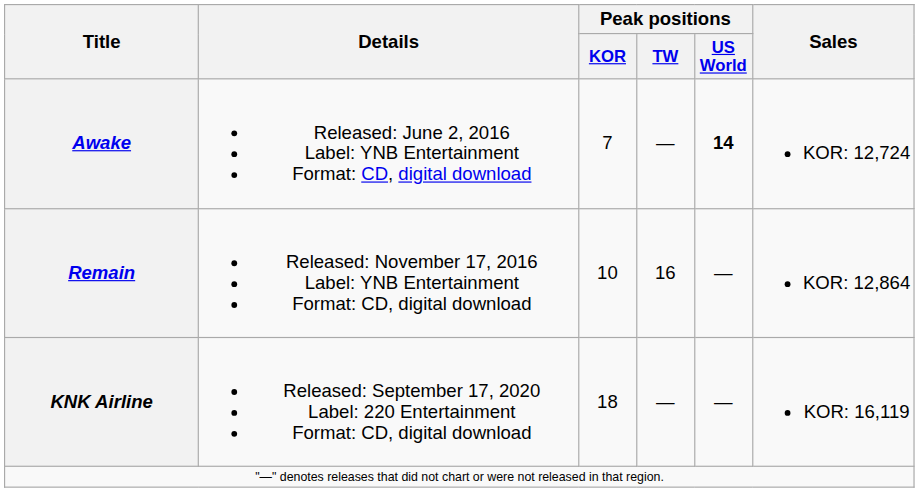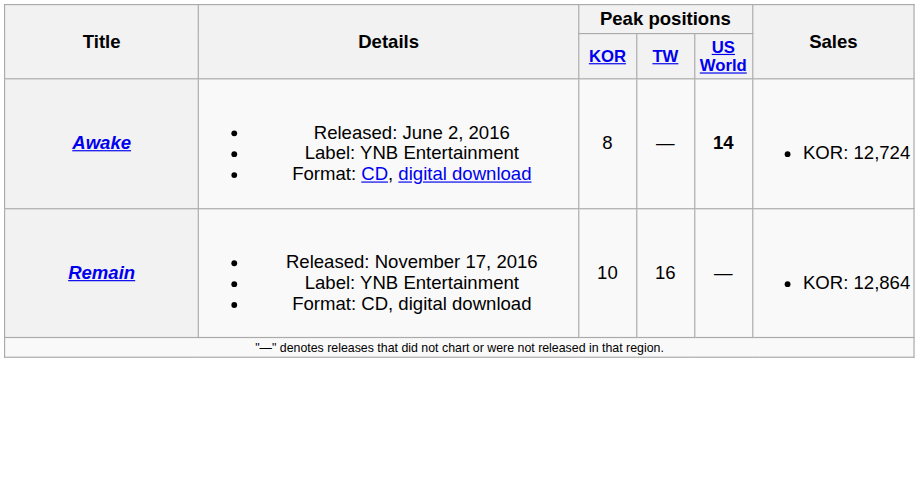(607, 143) 7 -> (607, 143) 8
- row: (102, 401)
